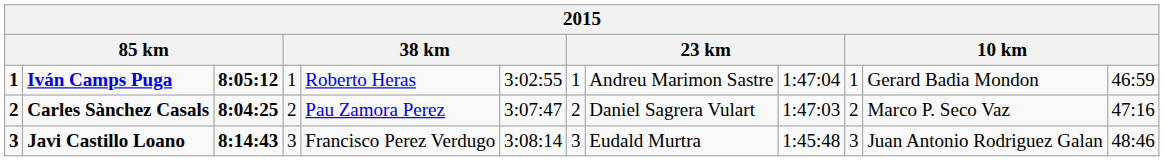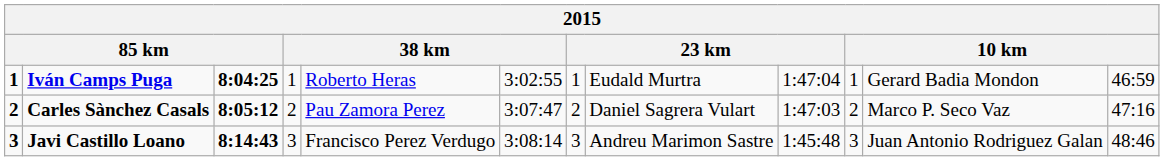(248, 79) 8:05:12 -> (248, 79) 8:04:25
(681, 79) Andreu Marimon Sastre -> (645, 79) Eudald Murtra
(248, 110) 8:04:25 -> (248, 110) 8:05:12
(645, 140) Eudald Murtra -> (681, 140) Andreu Marimon Sastre
